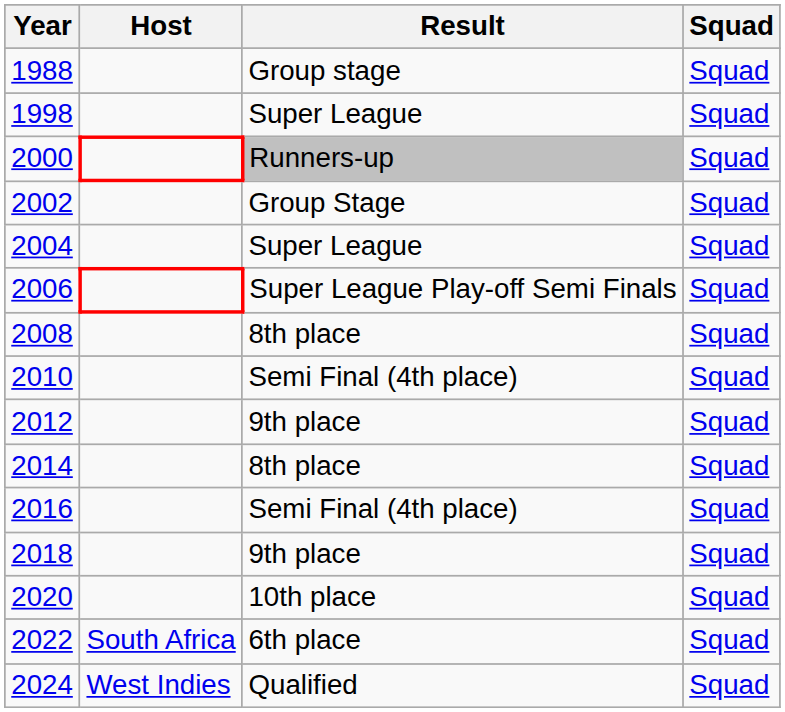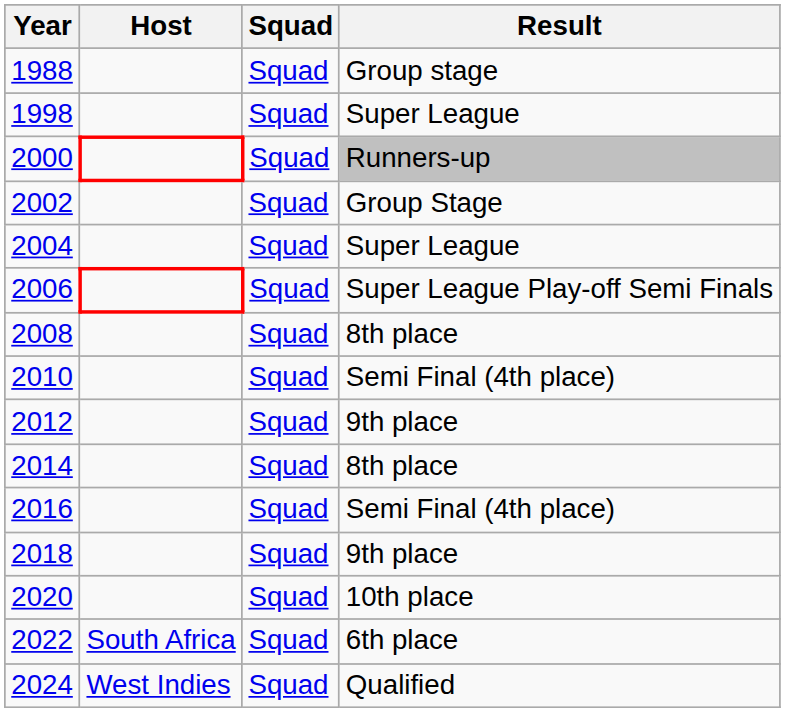columns swapped: (732, 26) <-> (463, 26)
